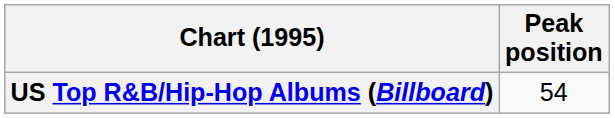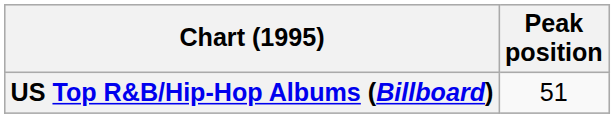(554, 92) 54 -> (554, 92) 51
